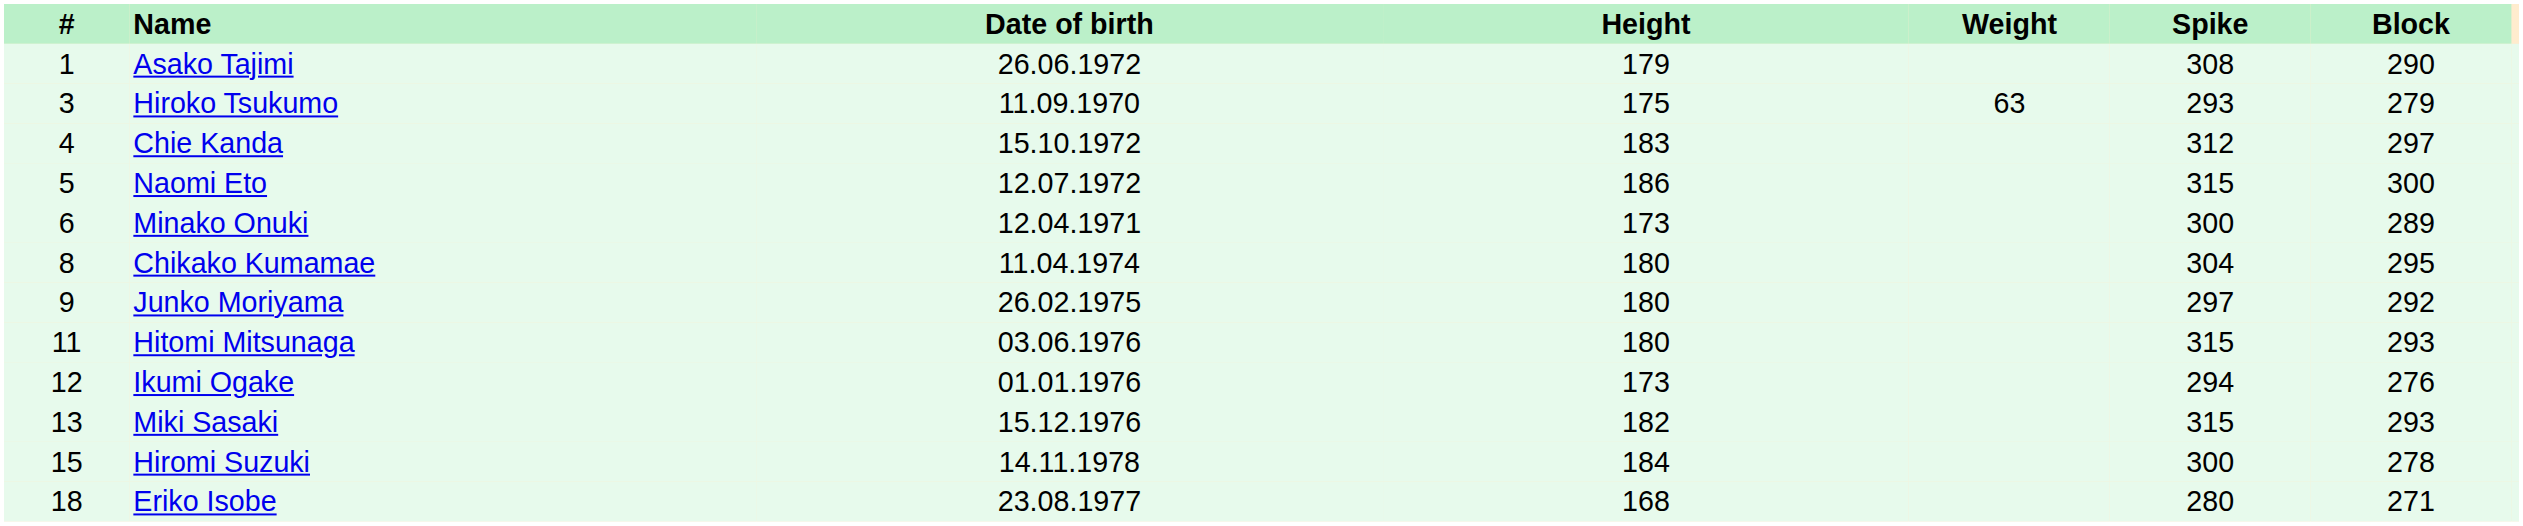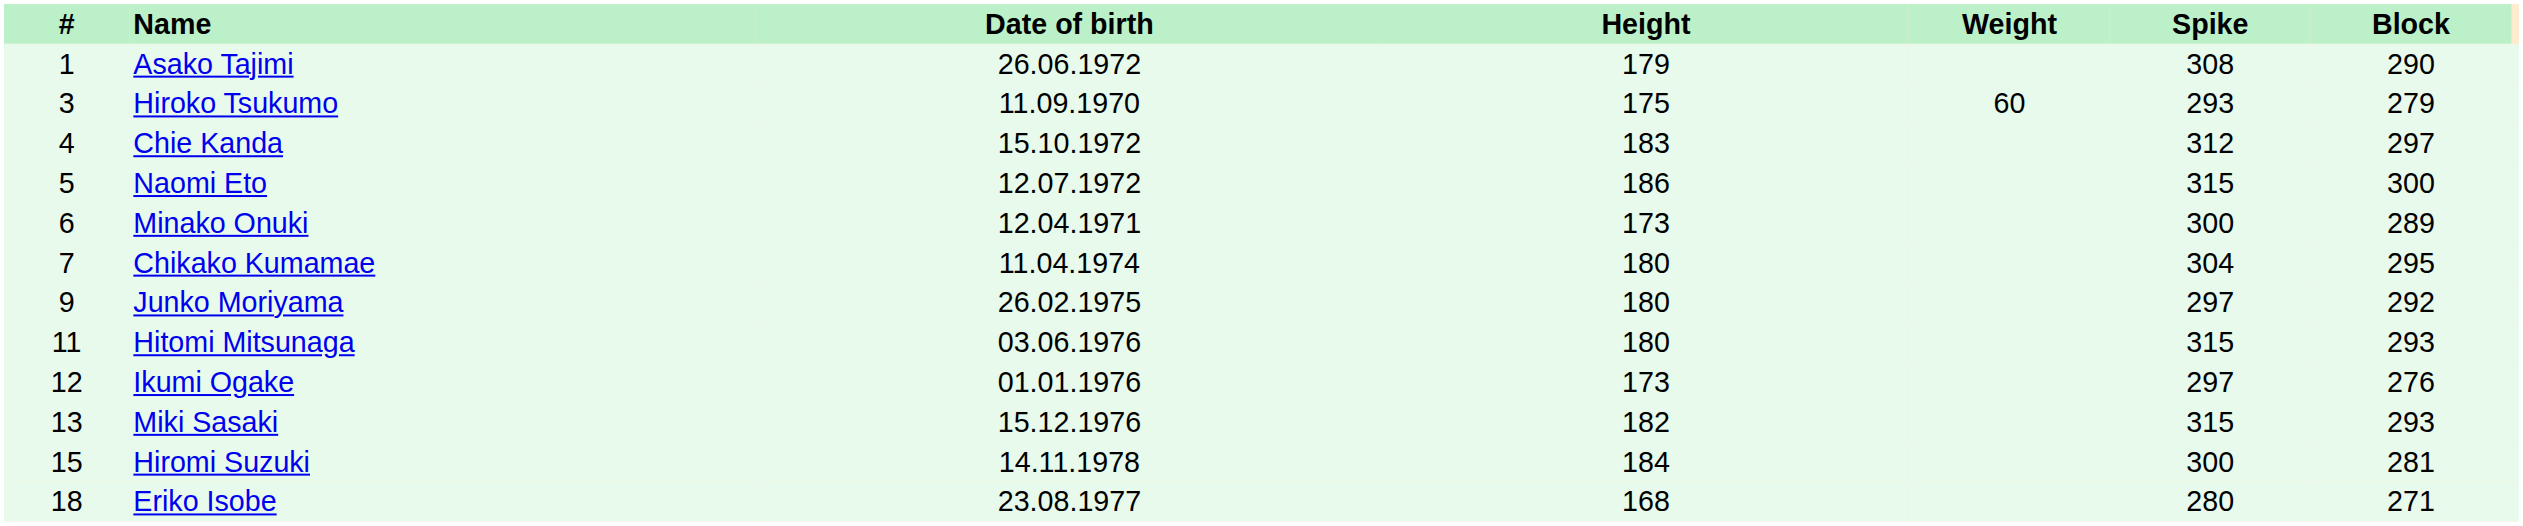(2010, 104) 63 -> (2010, 104) 60
(67, 263) 8 -> (67, 263) 7
(2210, 382) 294 -> (2210, 382) 297
(2411, 462) 278 -> (2411, 462) 281
